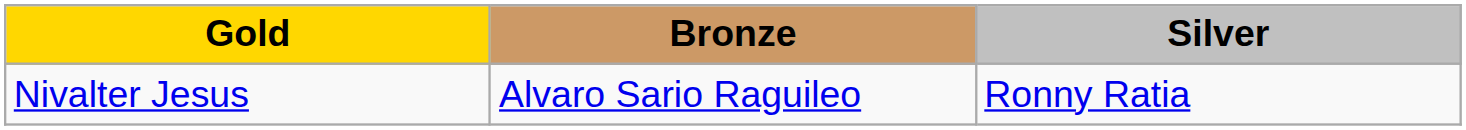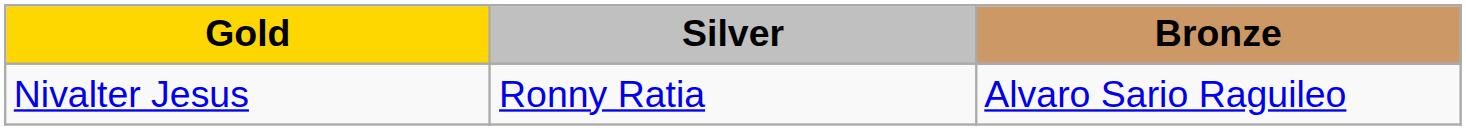columns swapped: (1218, 34) <-> (733, 34)
